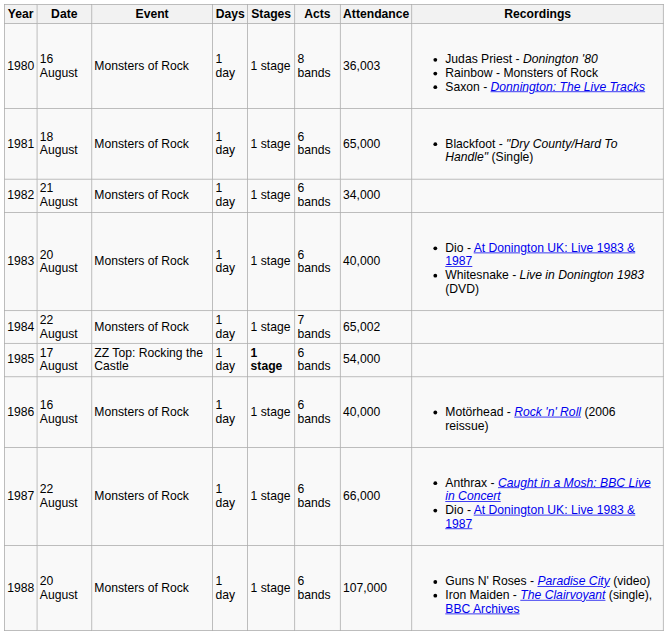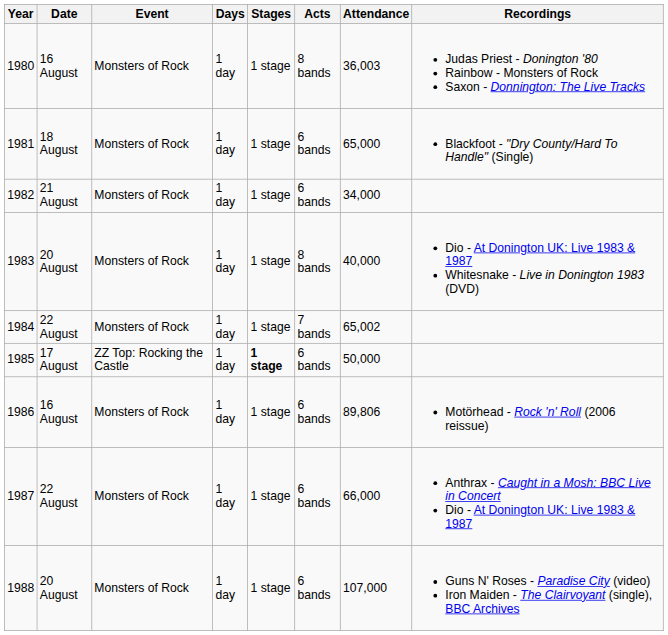(314, 261) 6 bands -> (314, 261) 8 bands
(362, 360) 54,000 -> (362, 360) 50,000
(362, 412) 40,000 -> (362, 412) 89,806
